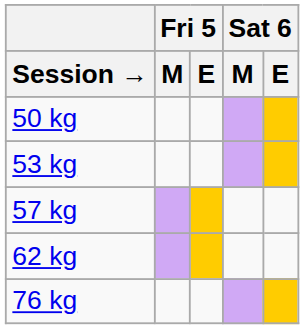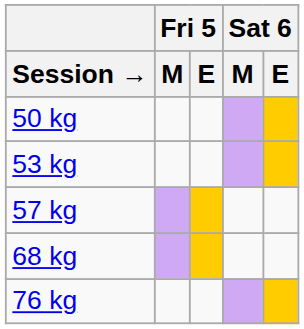- row: (45, 255)
+ row: (45, 255)
